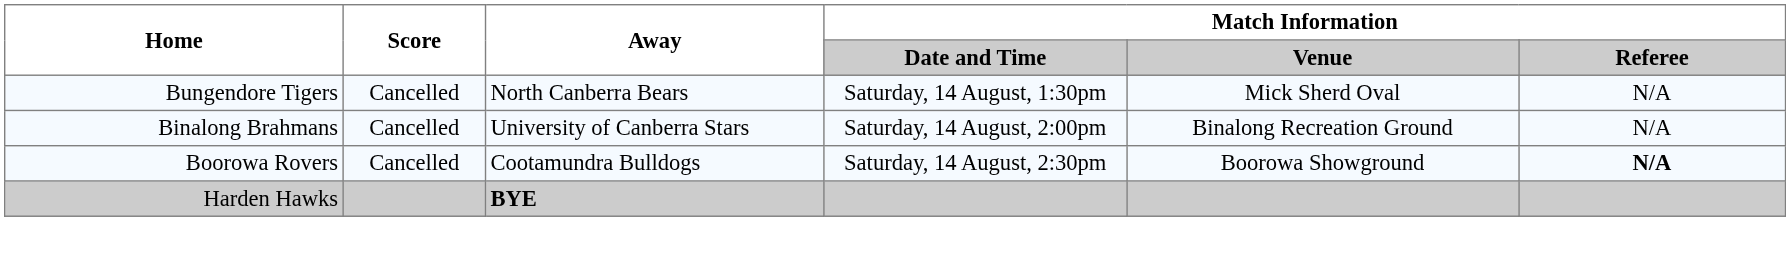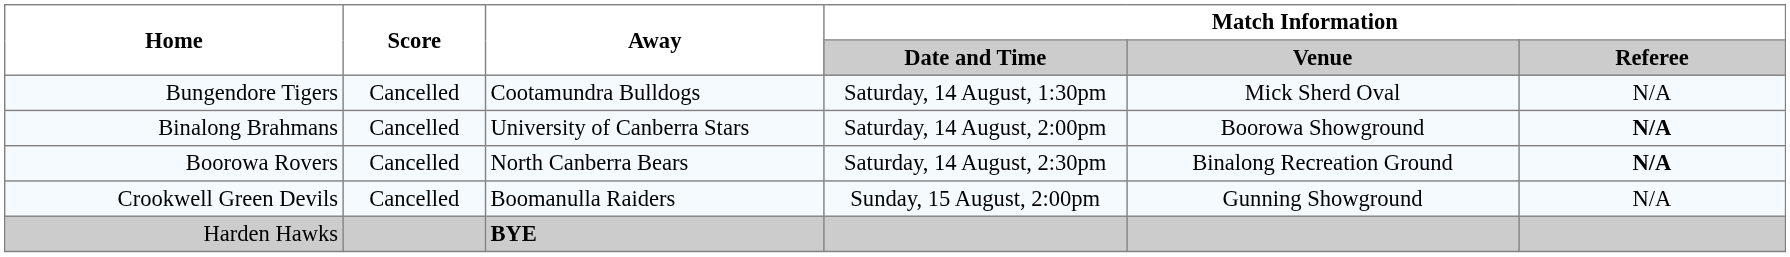(589, 92) North Canberra Bears -> (595, 92) Cootamundra Bulldogs
(1322, 127) Binalong Recreation Ground -> (1322, 127) Boorowa Showground
(1652, 127) normal -> (1652, 127) bold
(595, 163) Cootamundra Bulldogs -> (589, 163) North Canberra Bears
(1322, 163) Boorowa Showground -> (1322, 163) Binalong Recreation Ground
+ row: (228, 198)
